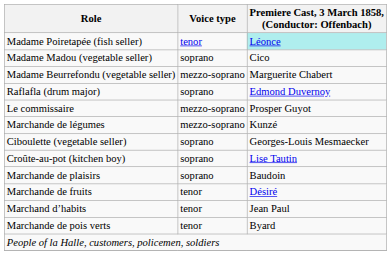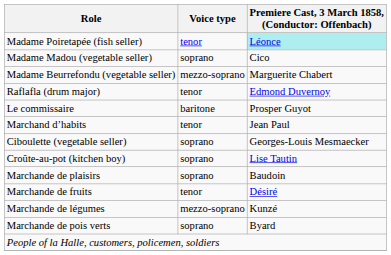(197, 91) soprano -> (191, 91) tenor
(212, 108) mezzo-soprano -> (198, 108) baritone
rows swapped: (46, 208) <-> (56, 125)
(191, 225) tenor -> (197, 225) soprano
